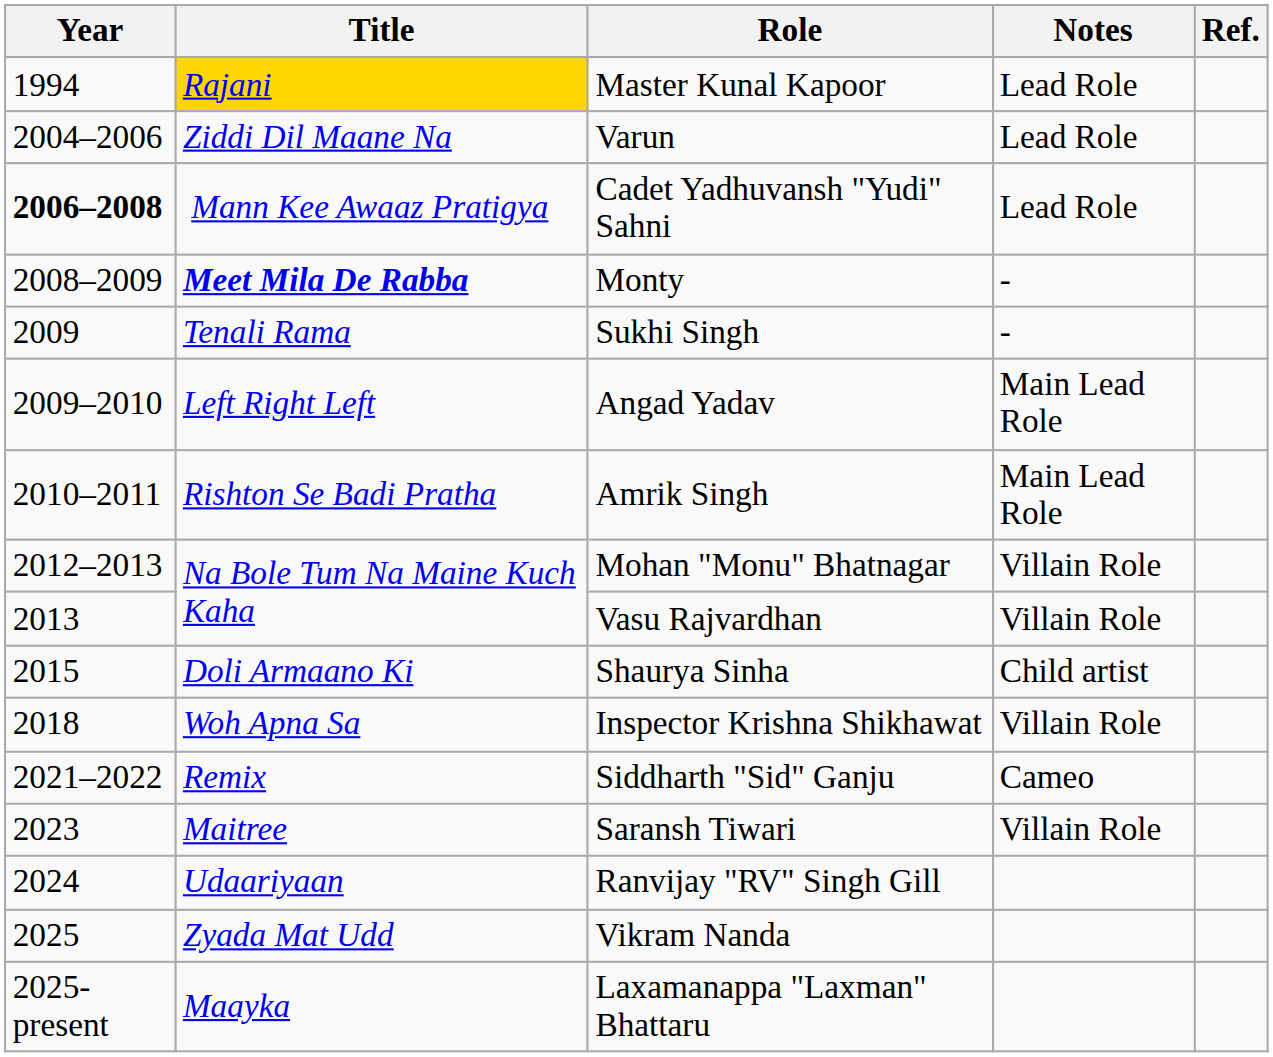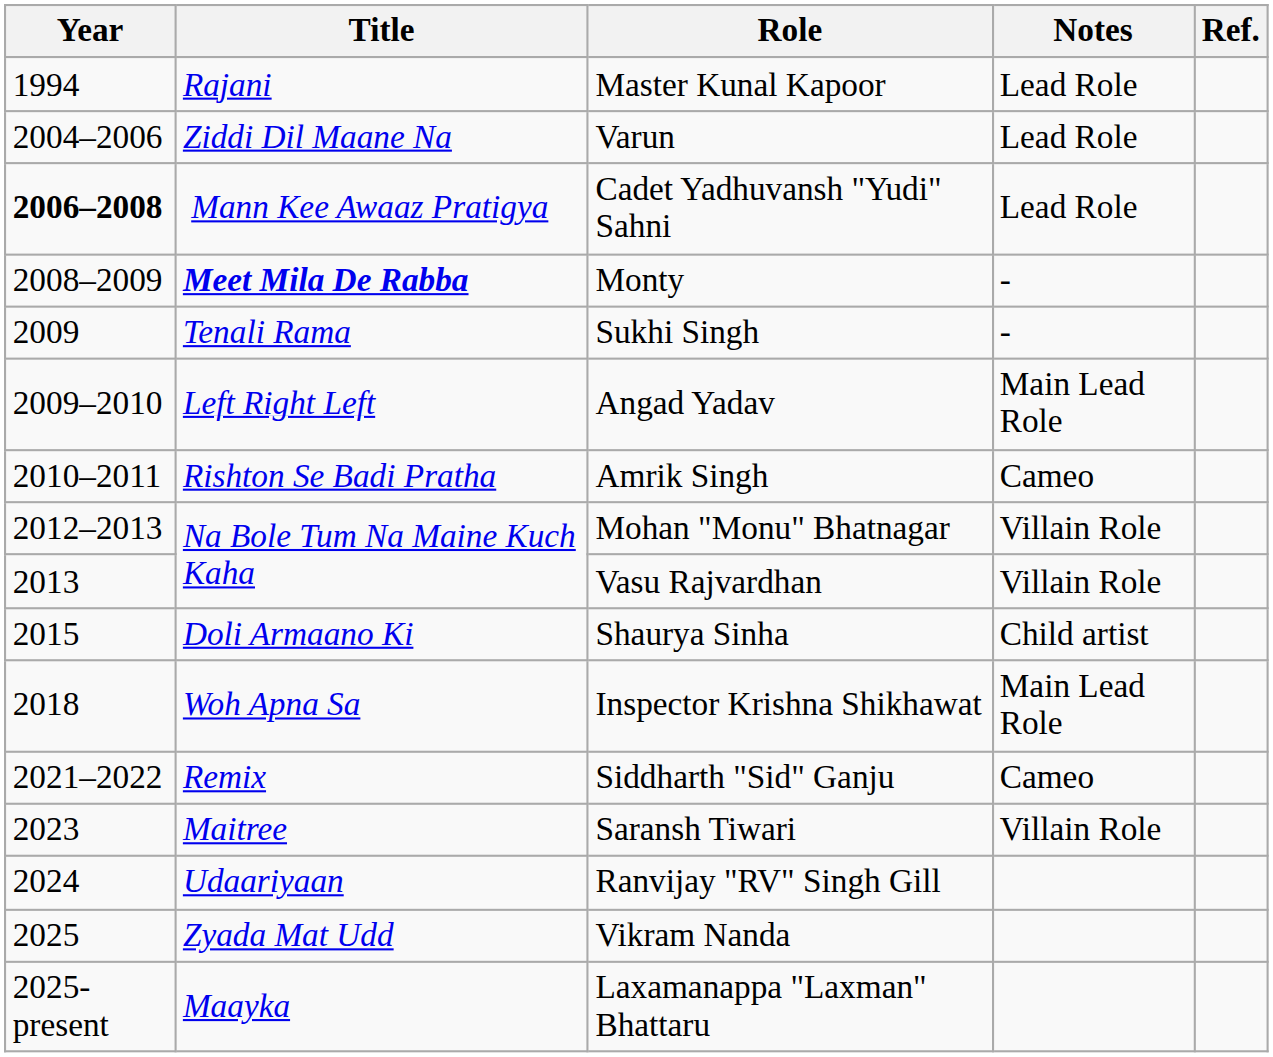(227, 83) gold background -> (227, 83) no background
(1072, 493) Main Lead Role -> (1047, 475) Cameo
(1081, 723) Villain Role -> (1072, 705) Main Lead Role
